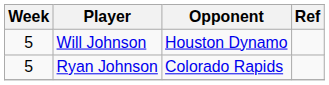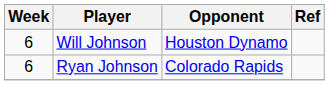(29, 42) 5 -> (29, 42) 6
(29, 67) 5 -> (29, 67) 6
